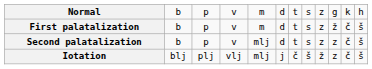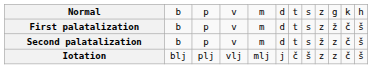(262, 41) mlj -> (262, 41) m
(322, 41) z -> (322, 41) ž
(322, 56) ž -> (322, 56) z
